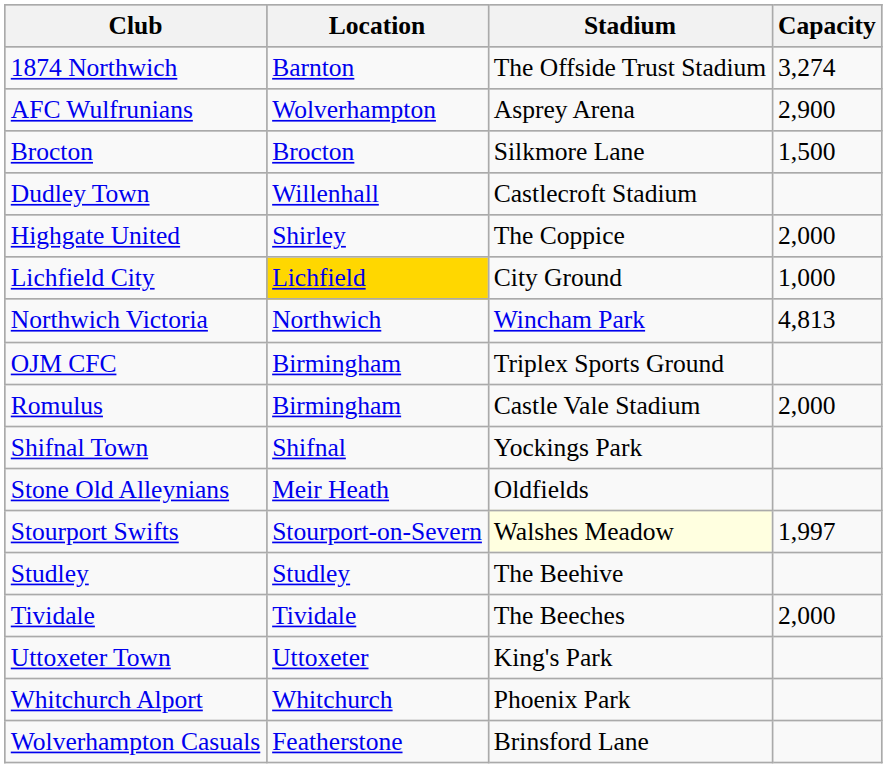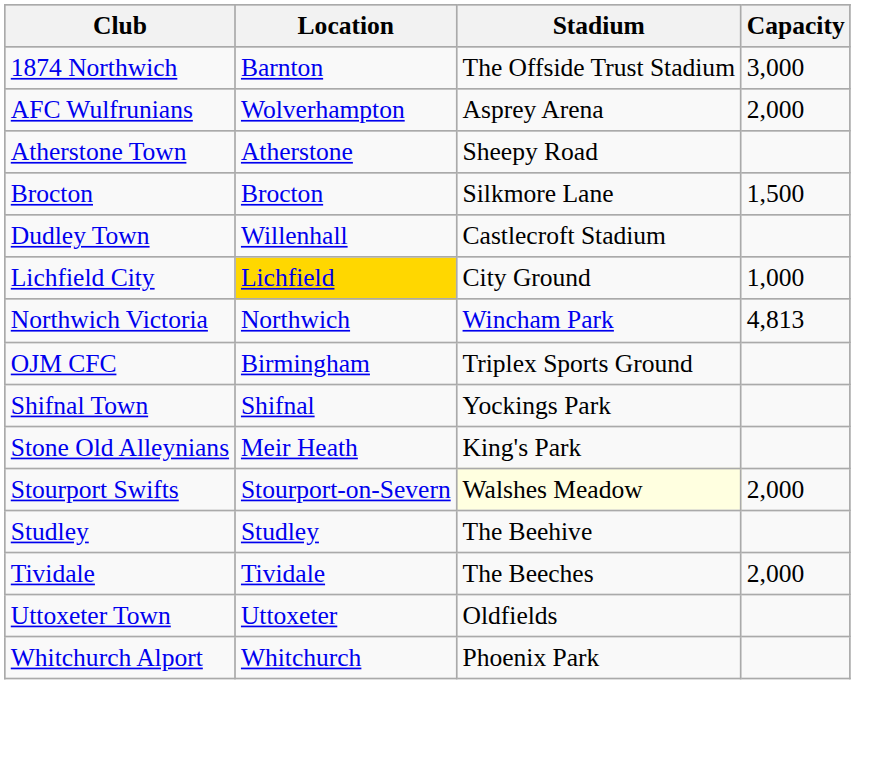(807, 67) 3,274 -> (776, 67) 3,000
(807, 109) 2,900 -> (776, 109) 2,000
+ row: (99, 152)
- row: (95, 236)
- row: (57, 404)
(541, 488) Oldfields -> (522, 446) King's Park
(807, 530) 1,997 -> (776, 488) 2,000
(553, 657) King's Park -> (510, 615) Oldfields
- row: (136, 741)
